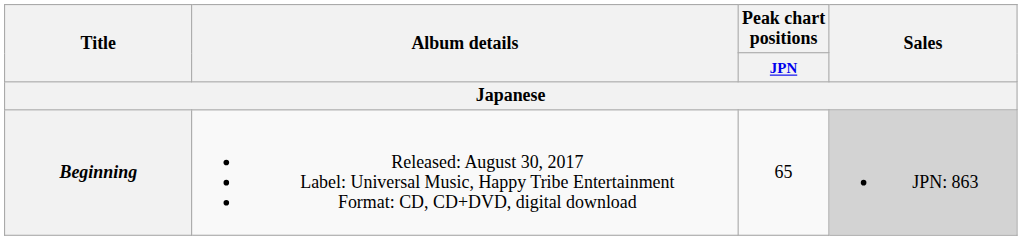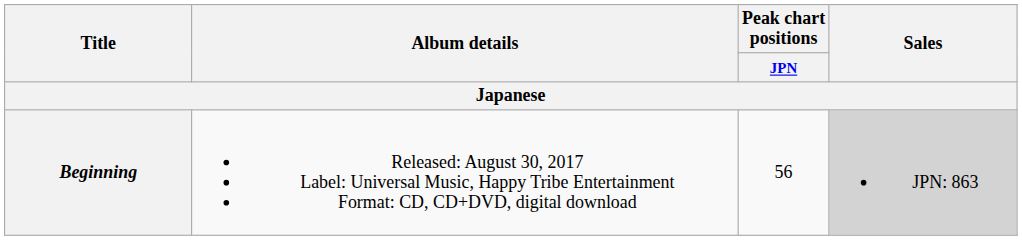(784, 172) 65 -> (784, 172) 56
